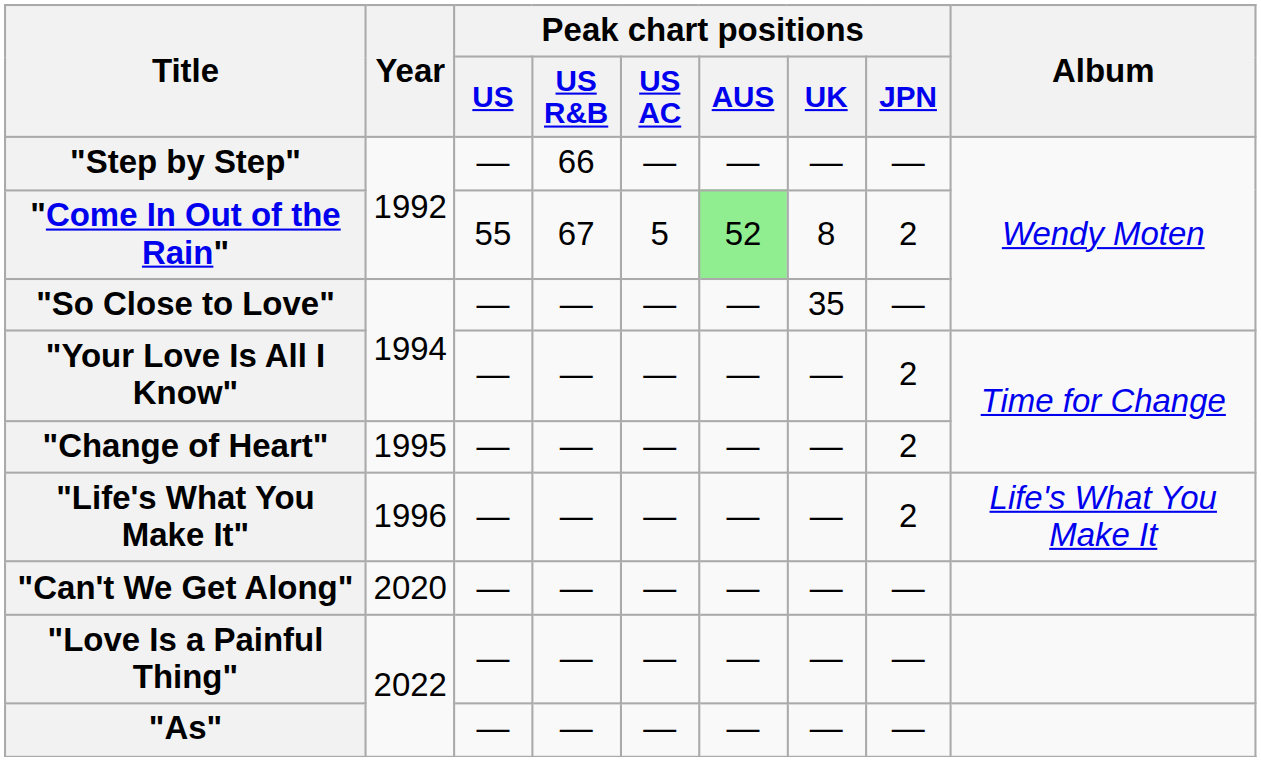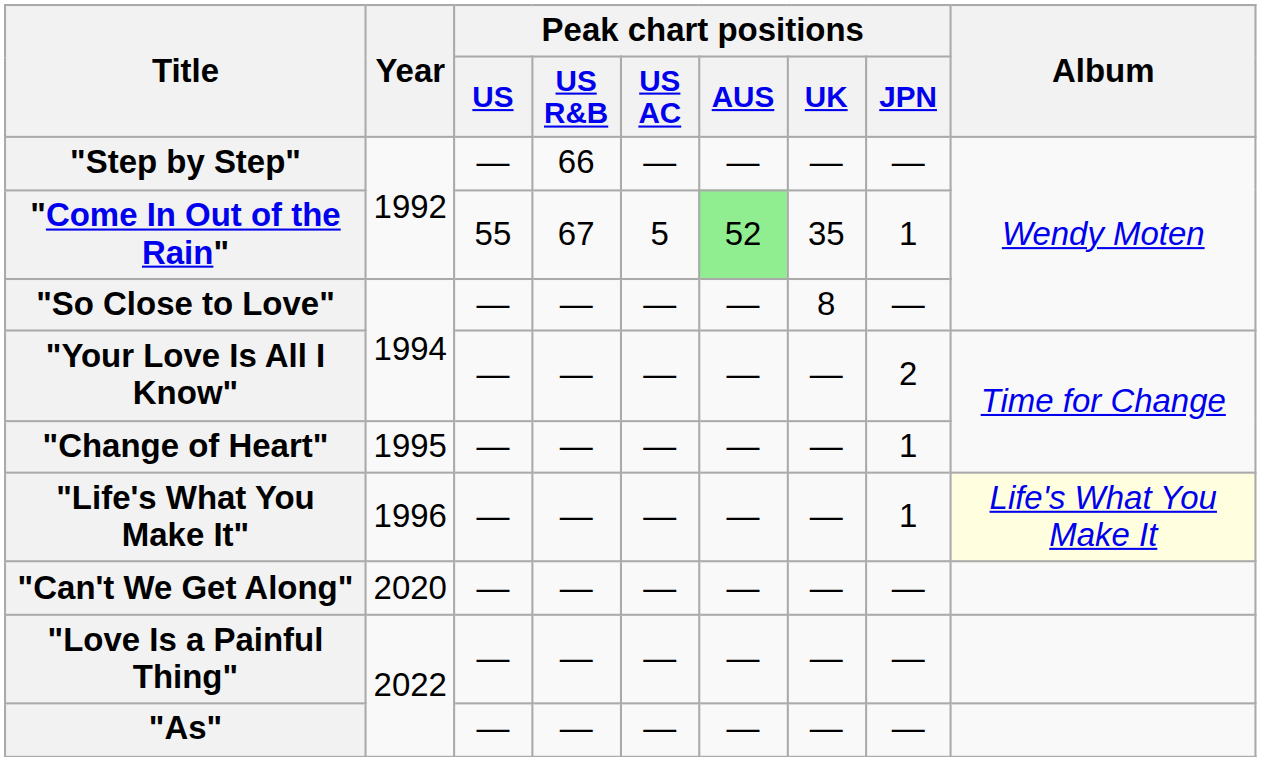(826, 233) 8 -> (826, 233) 35
(908, 233) 2 -> (908, 233) 1
(826, 304) 35 -> (826, 304) 8
(908, 445) 2 -> (908, 445) 1
(908, 516) 2 -> (908, 516) 1
(1103, 516) no background -> (1103, 516) lightyellow background
